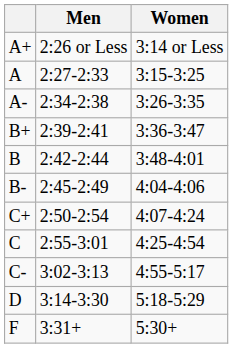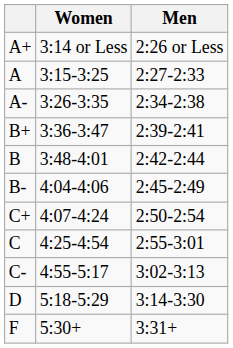columns swapped: (84, 18) <-> (180, 18)
